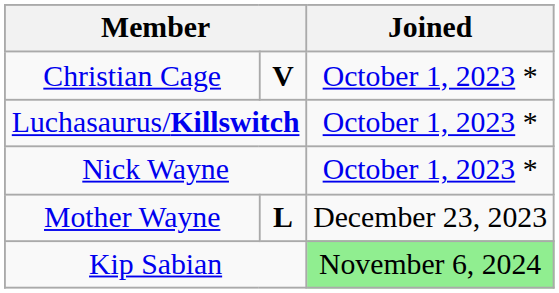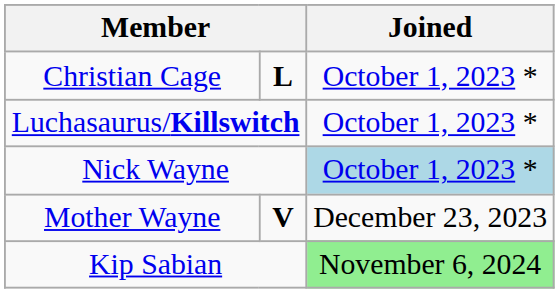(283, 75) V -> (283, 75) L
(430, 169) no background -> (430, 169) lightblue background
(283, 216) L -> (283, 216) V
